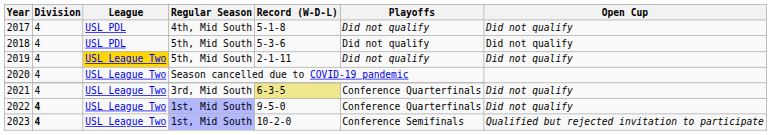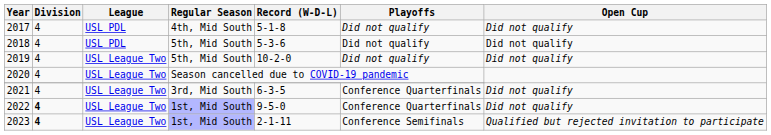(126, 59) gold background -> (126, 59) no background
(274, 59) 2-1-11 -> (274, 59) 10-2-0
(271, 91) khaki background -> (271, 91) no background
(274, 122) 10-2-0 -> (274, 122) 2-1-11
